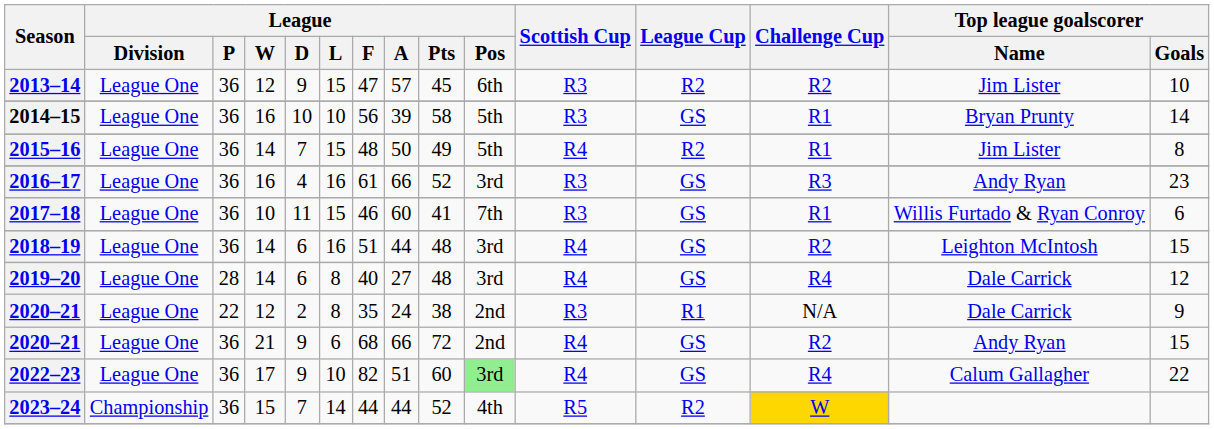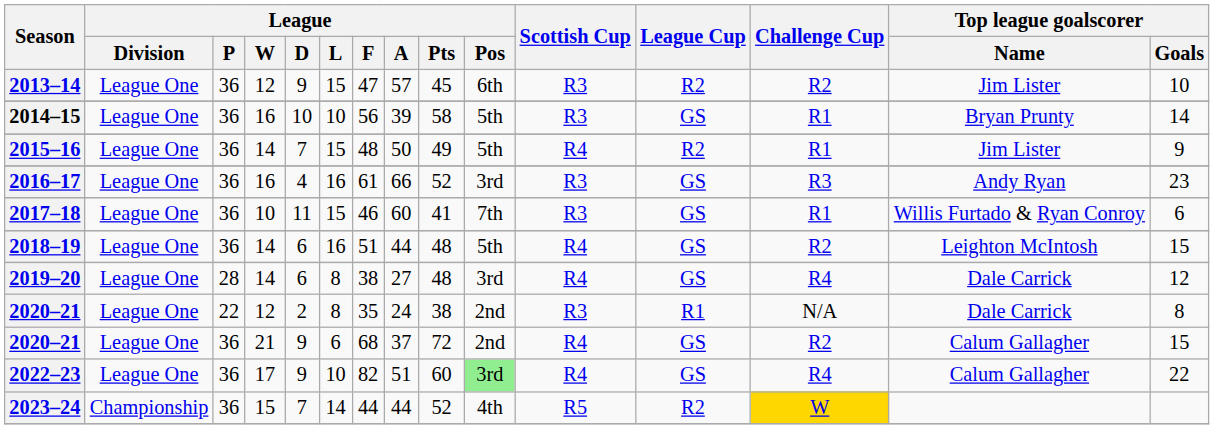(1179, 149) 8 -> (1179, 149) 9
(490, 246) 3rd -> (490, 246) 5th
(368, 278) 40 -> (368, 278) 38
(1179, 310) 9 -> (1179, 310) 8
(401, 342) 66 -> (401, 342) 37
(1019, 342) Andy Ryan -> (1019, 342) Calum Gallagher
